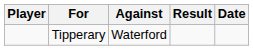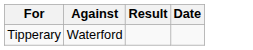- column: (27, 14)
